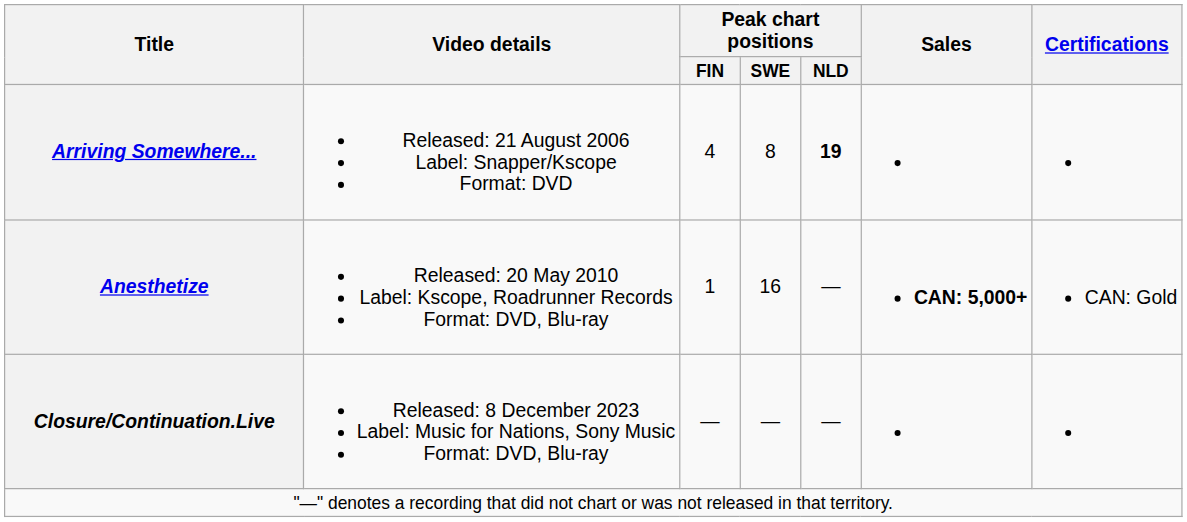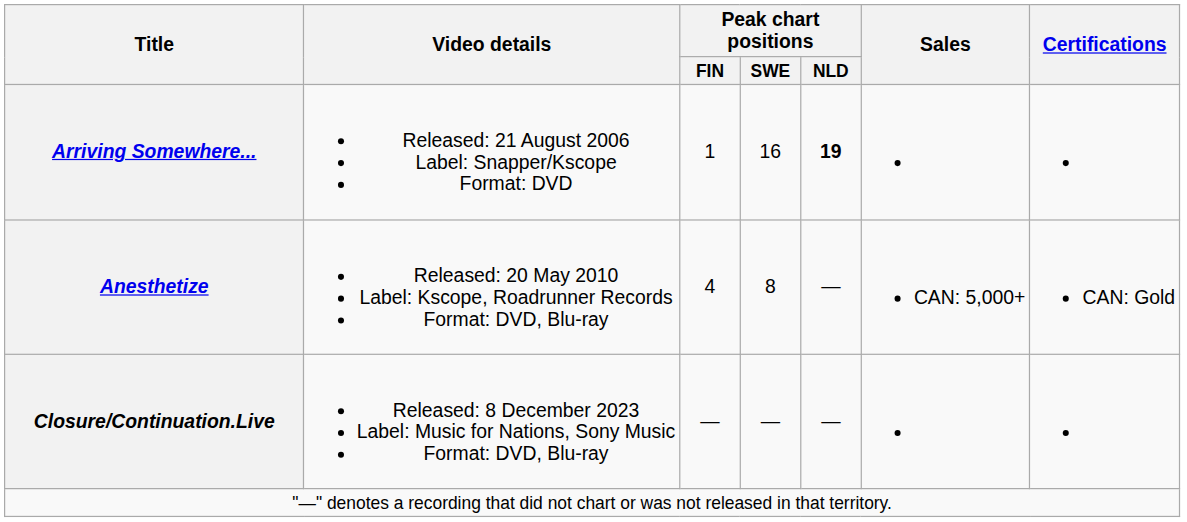(710, 151) 4 -> (710, 151) 1
(770, 151) 8 -> (770, 151) 16
(710, 286) 1 -> (710, 286) 4
(770, 286) 16 -> (770, 286) 8
(946, 298) bold -> (945, 298) normal
